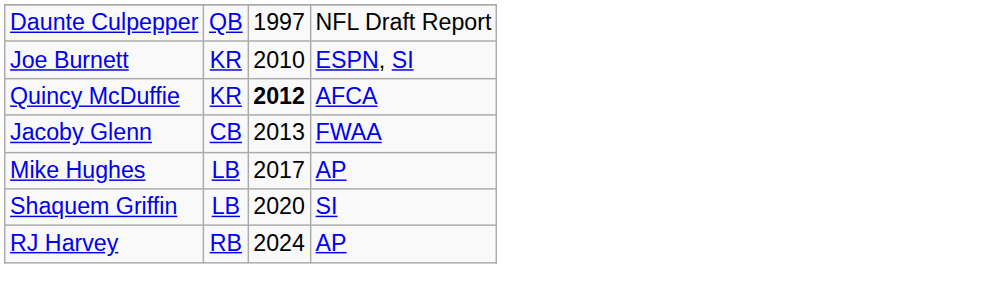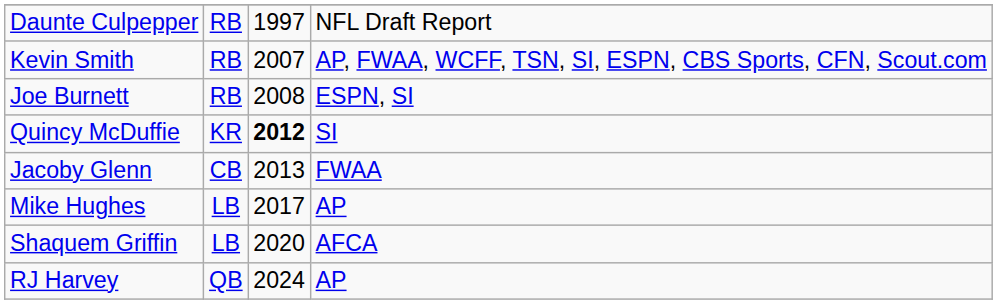(226, 22) QB -> (226, 22) RB
+ row: (72, 59)
(226, 59) KR -> (226, 96) RB
(279, 59) 2010 -> (279, 96) 2008
(347, 96) AFCA -> (327, 133) SI
(327, 206) SI -> (347, 243) AFCA
(226, 243) RB -> (226, 280) QB
